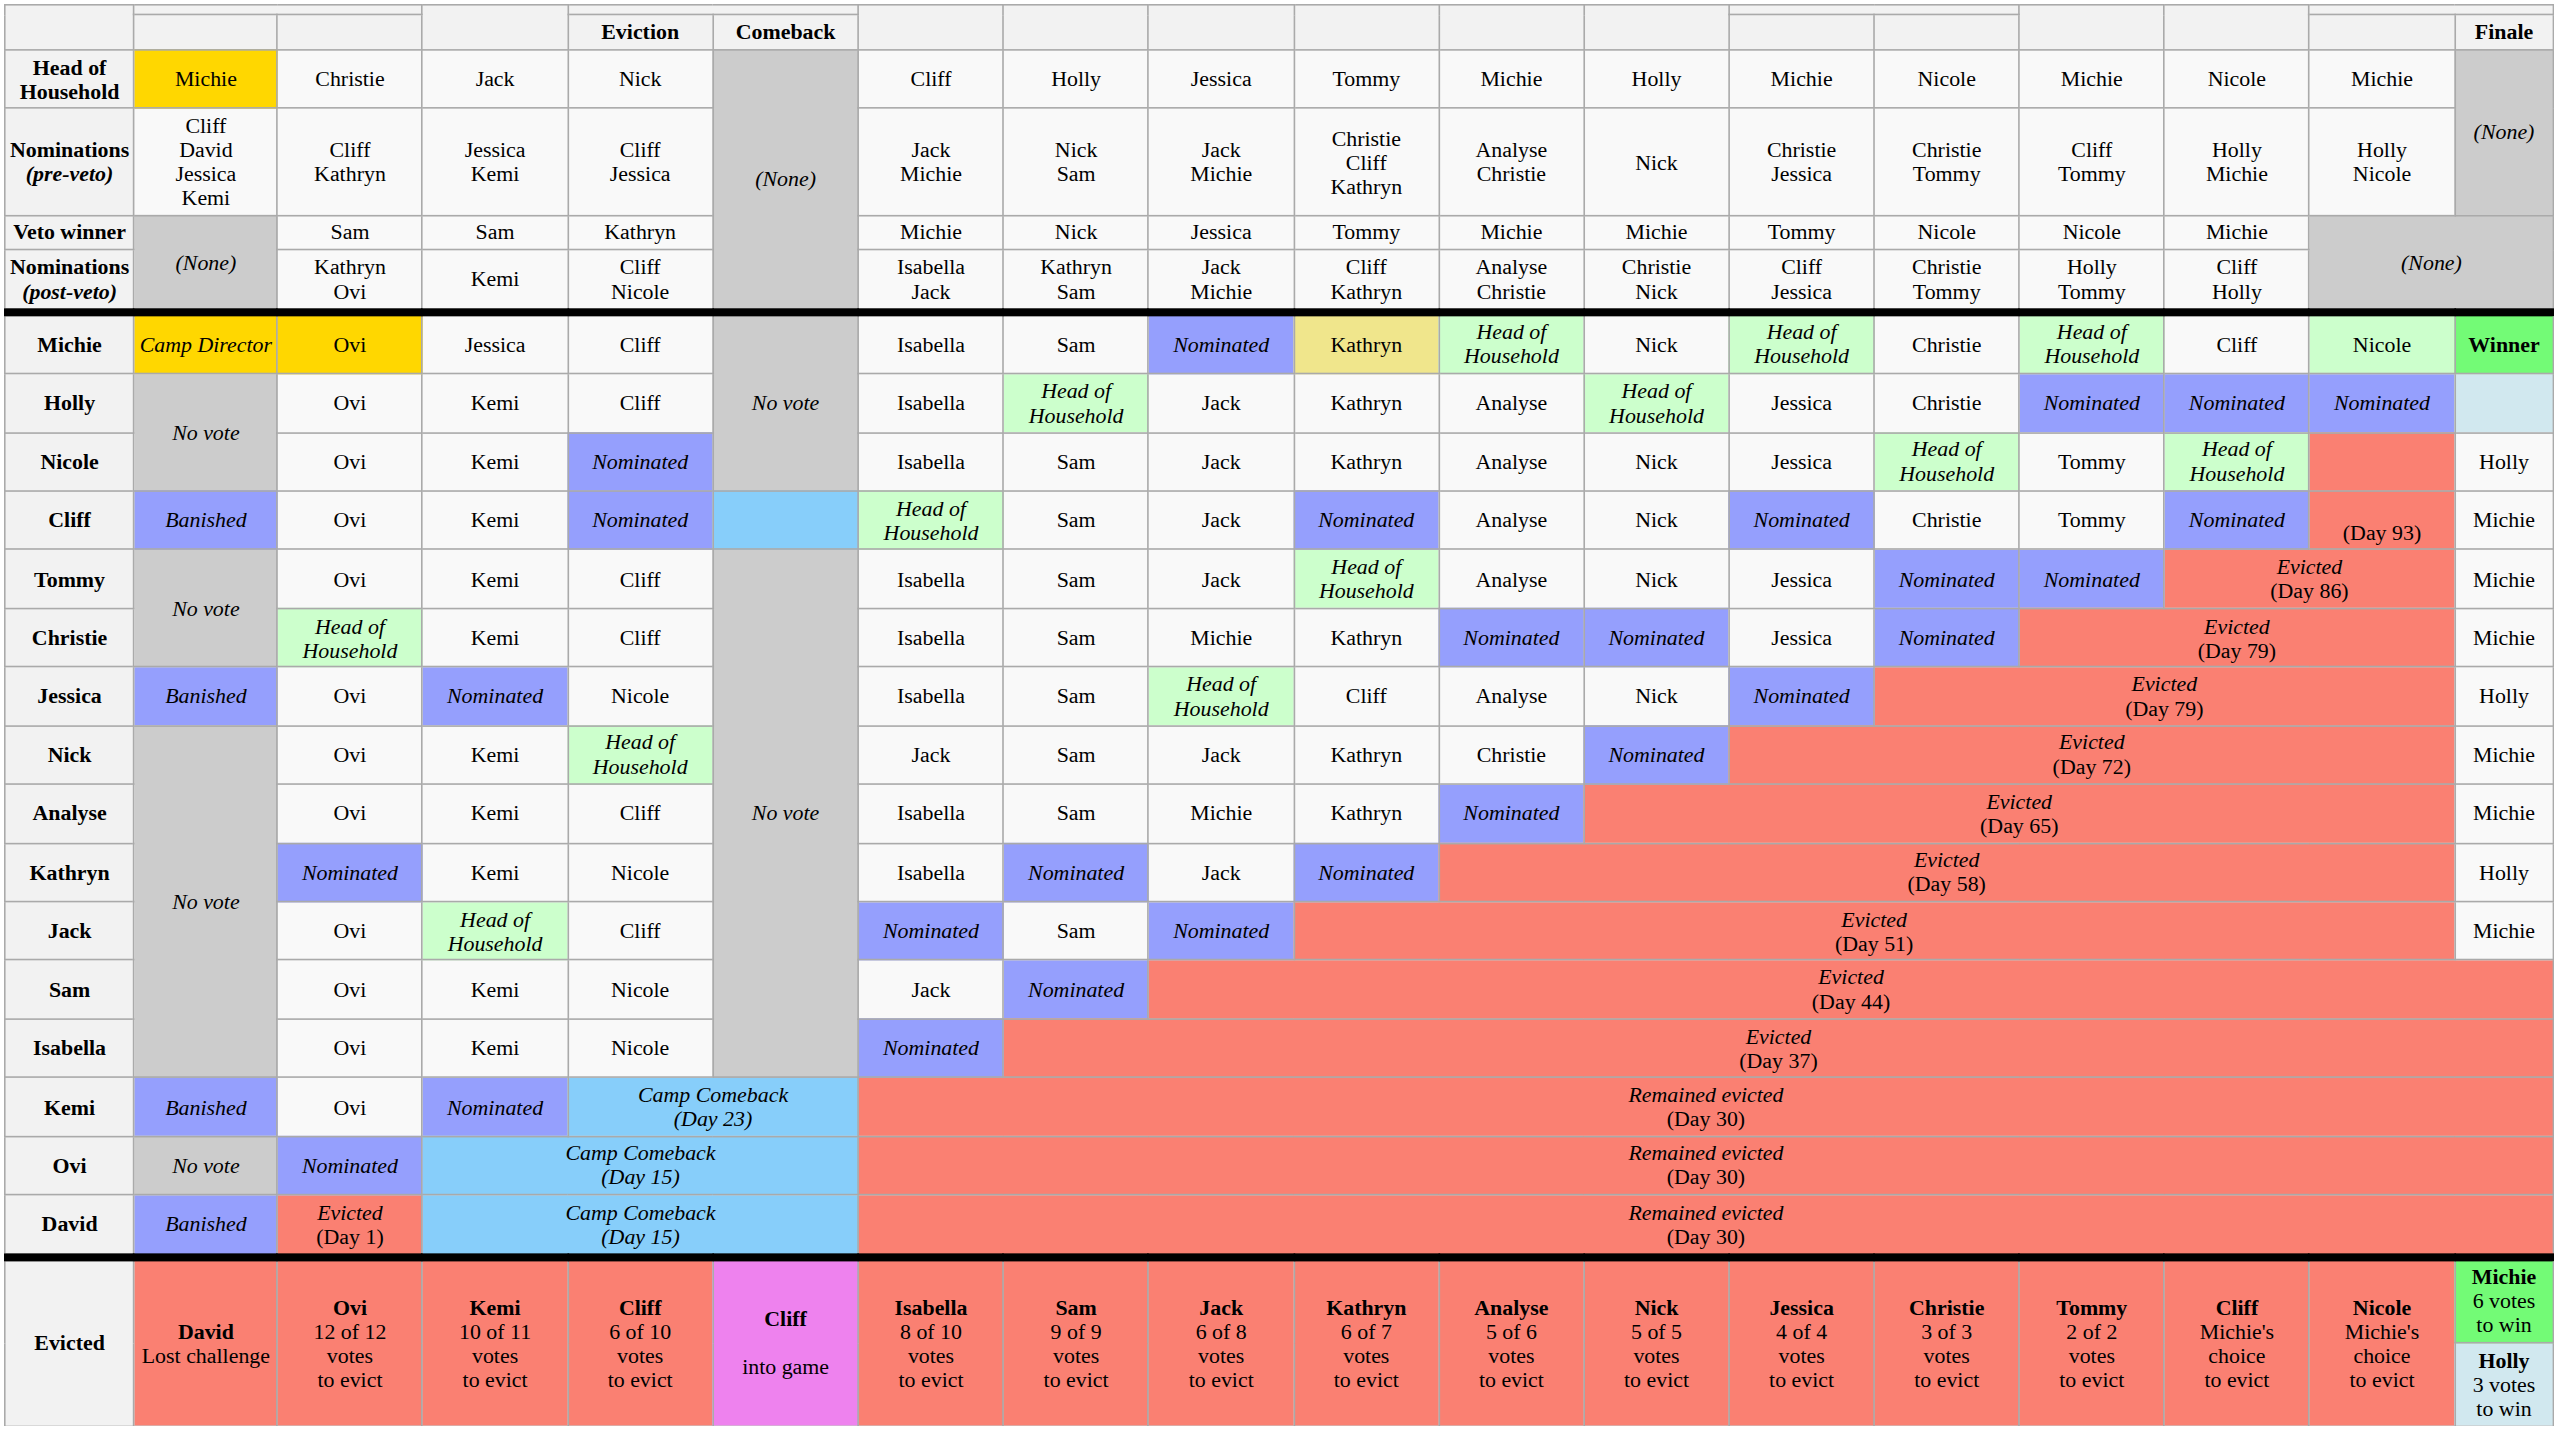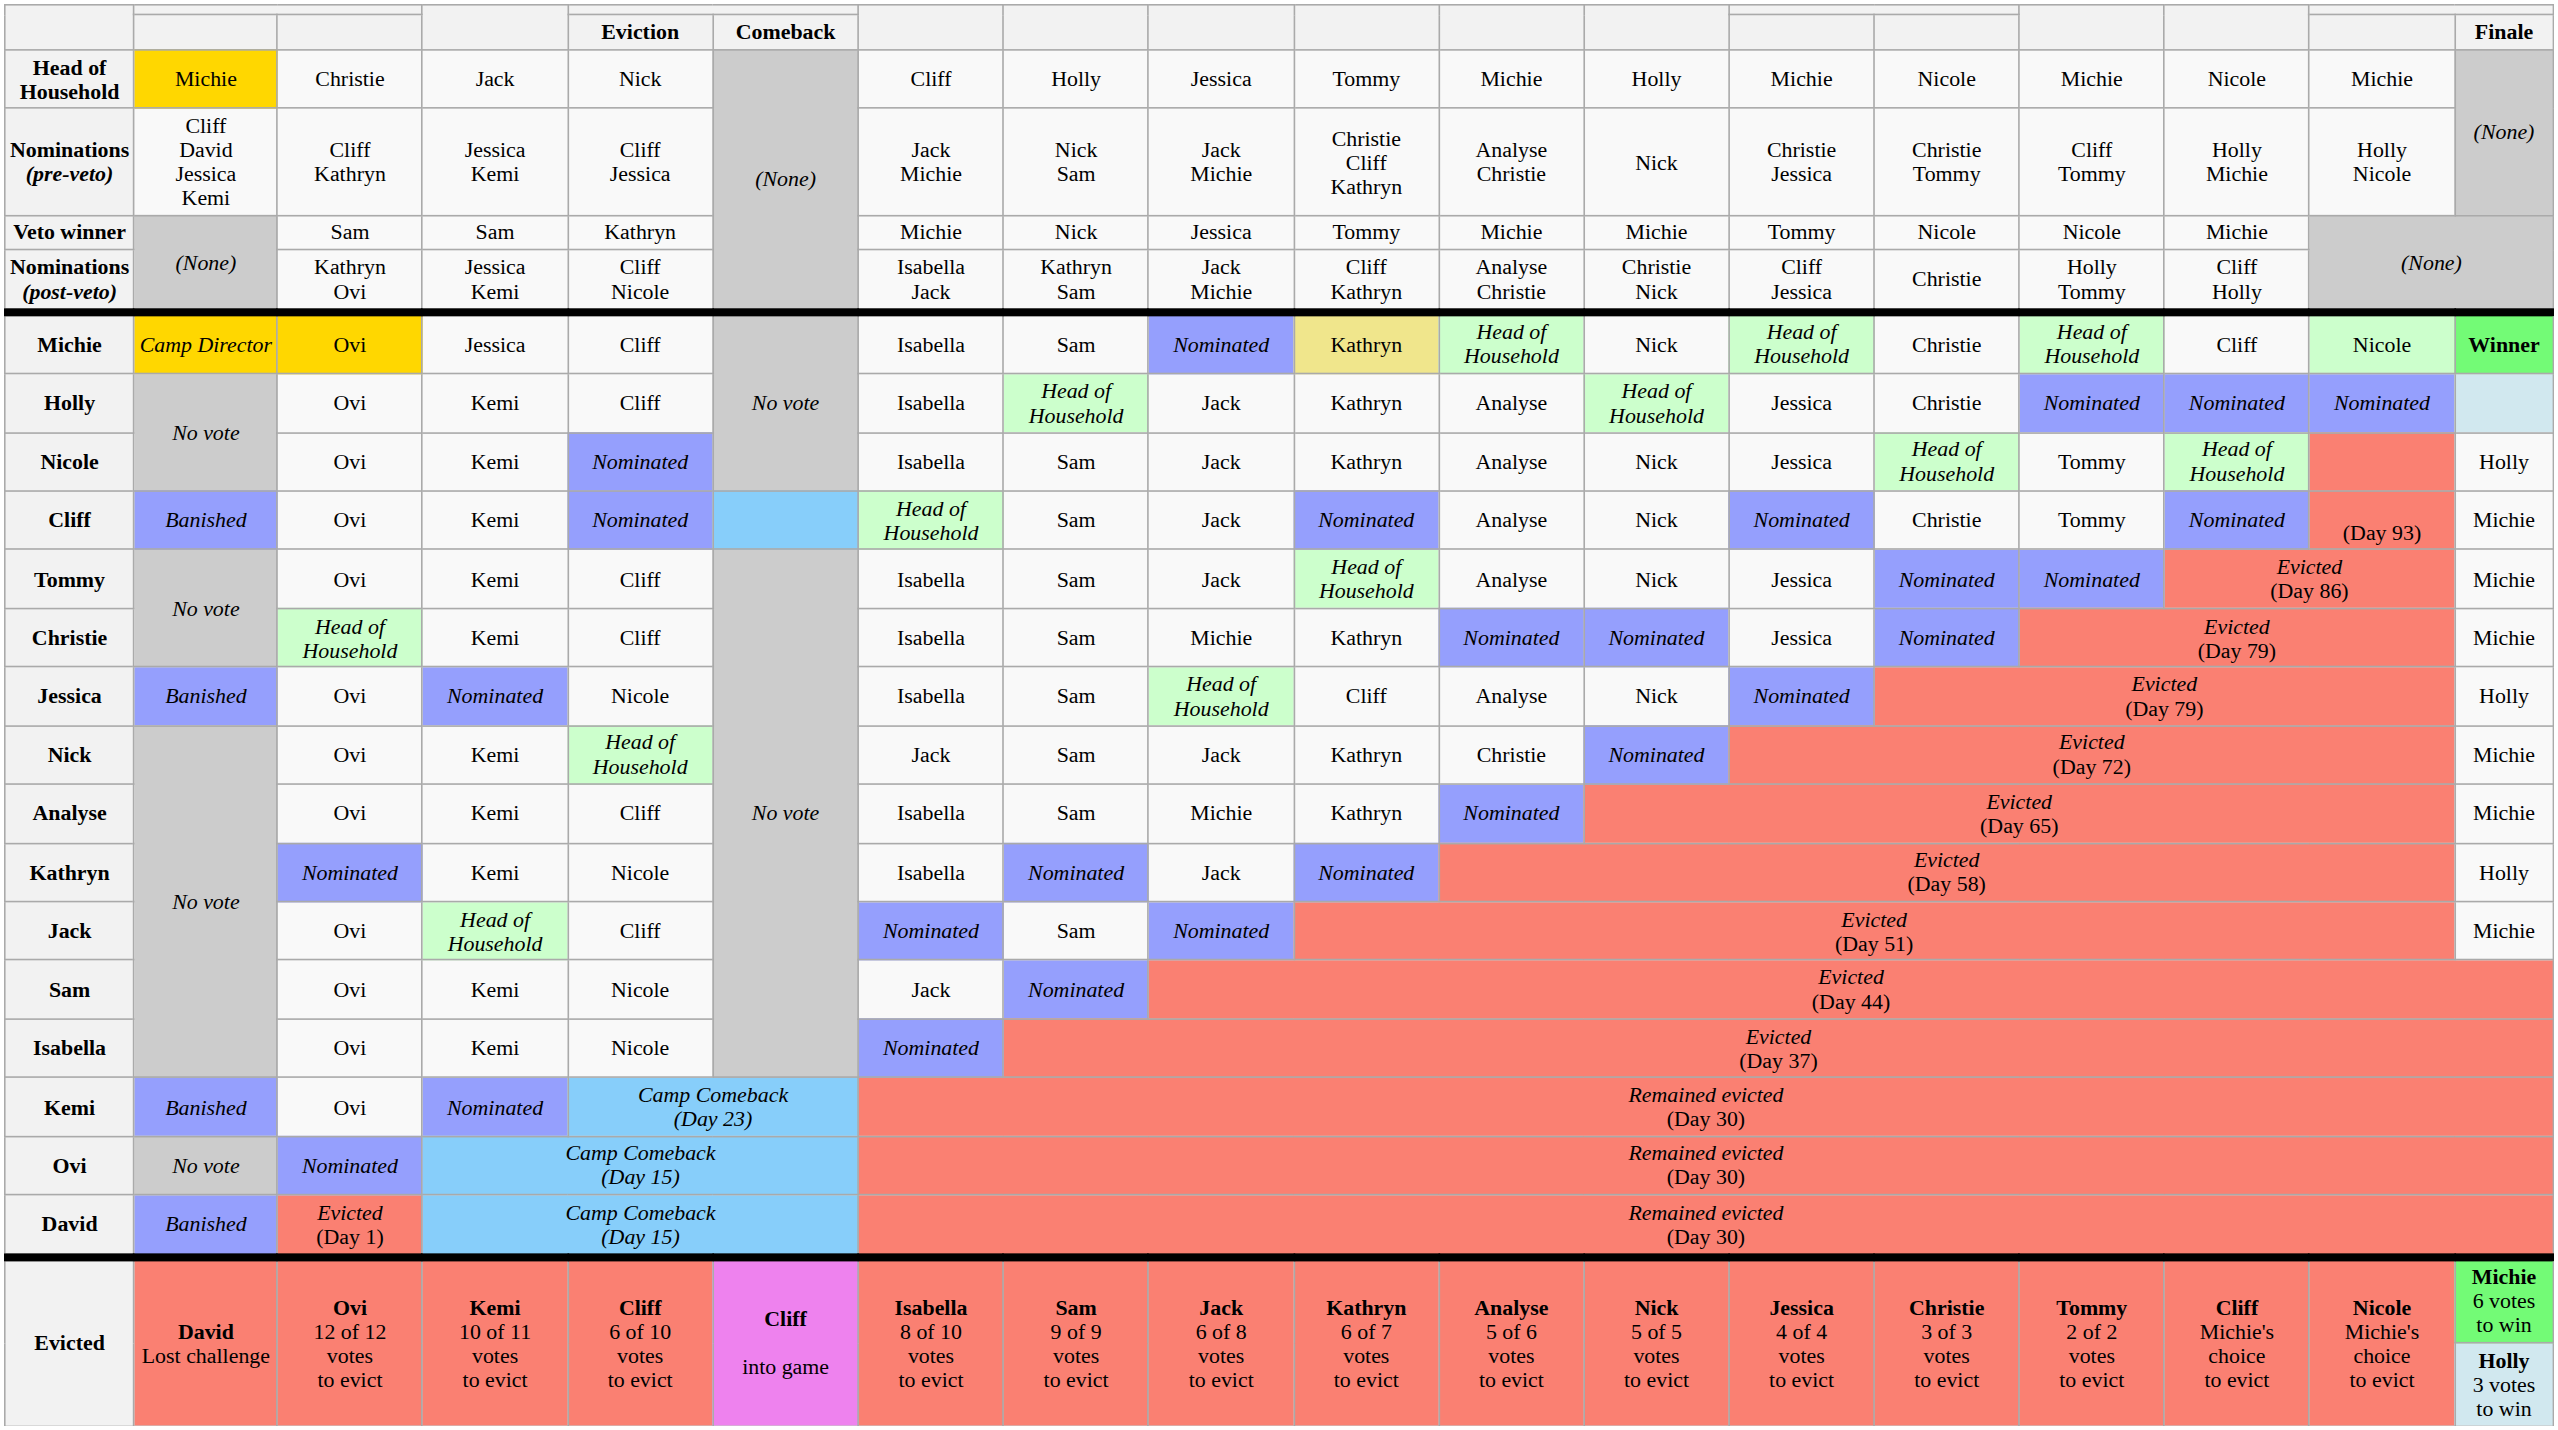(495, 279) Kemi -> (495, 279) Jessica Kemi
(1947, 279) Christie Tommy -> (1947, 279) Christie
